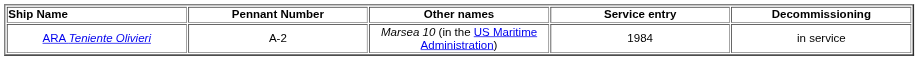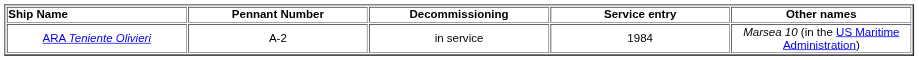columns swapped: (459, 14) <-> (821, 14)
